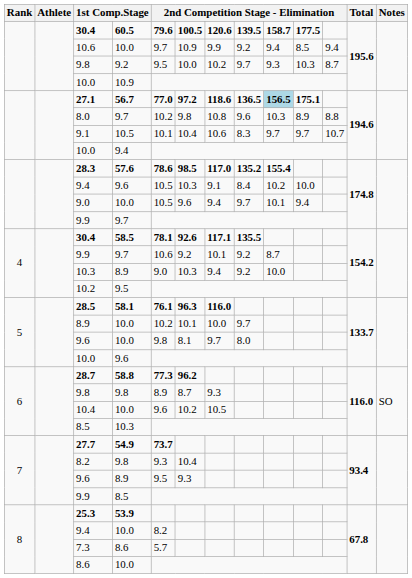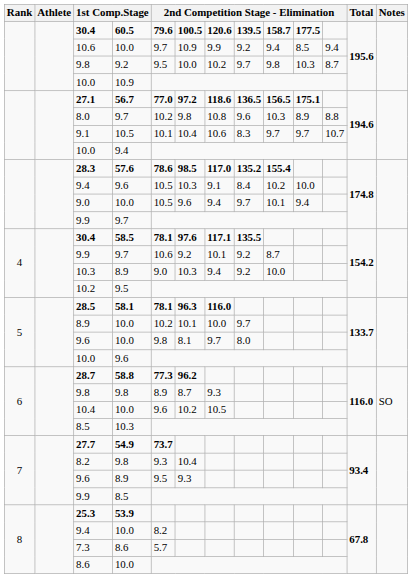(273, 64) 9.3 -> (273, 64) 9.8
(278, 99) lightblue background -> (278, 99) no background
(187, 237) 92.6 -> (187, 237) 97.6
(163, 306) 76.1 -> (163, 306) 78.1
